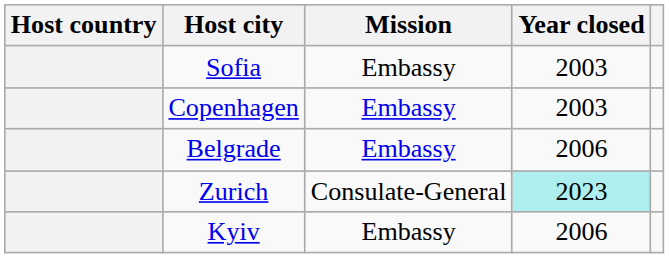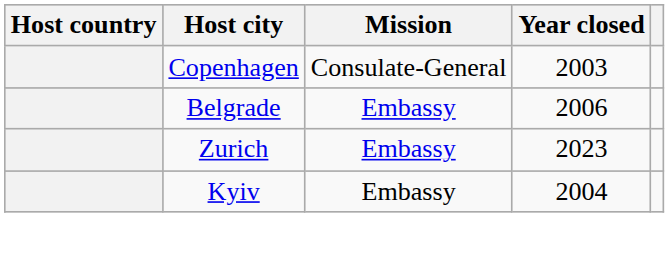- row: (234, 66)
(409, 107) Embassy -> (409, 66) Consulate-General
(409, 190) Consulate-General -> (409, 149) Embassy
(582, 190) paleturquoise background -> (582, 149) no background
(582, 231) 2006 -> (582, 190) 2004
